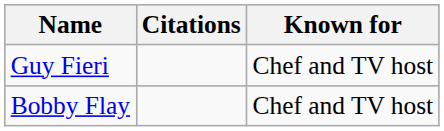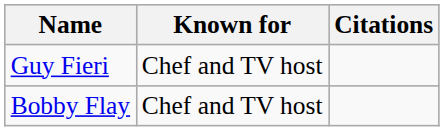columns swapped: (343, 24) <-> (191, 24)
